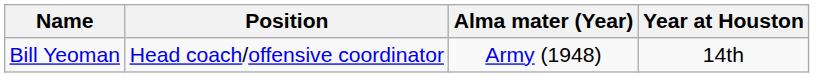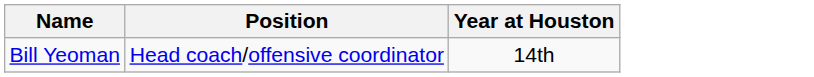- column: (543, 21)
